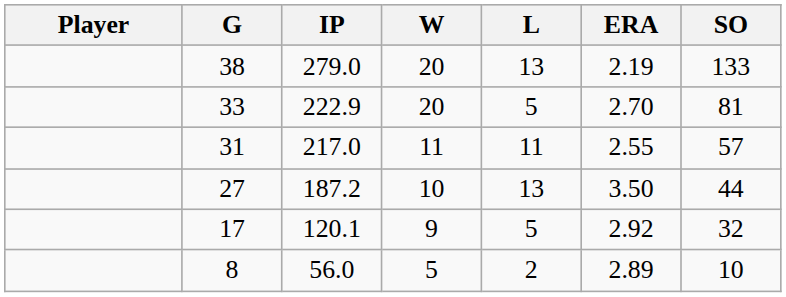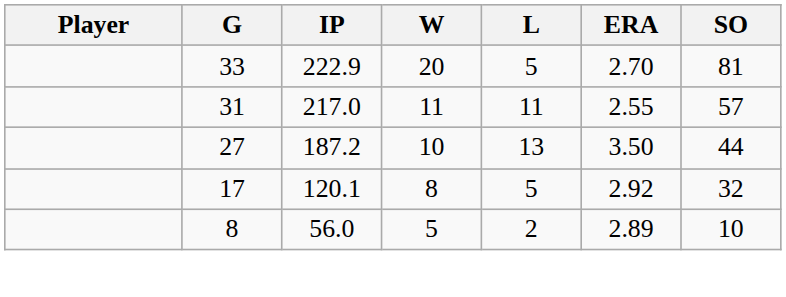- row: (232, 65)
(432, 229) 9 -> (432, 188) 8
